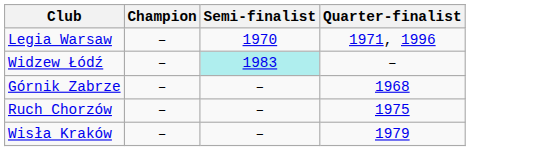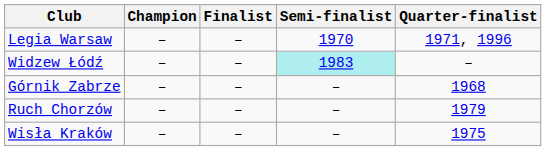+ column: (238, 16)
(392, 110) 1975 -> (468, 110) 1979
(392, 134) 1979 -> (468, 134) 1975
